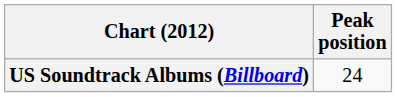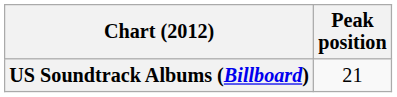(352, 75) 24 -> (352, 75) 21
